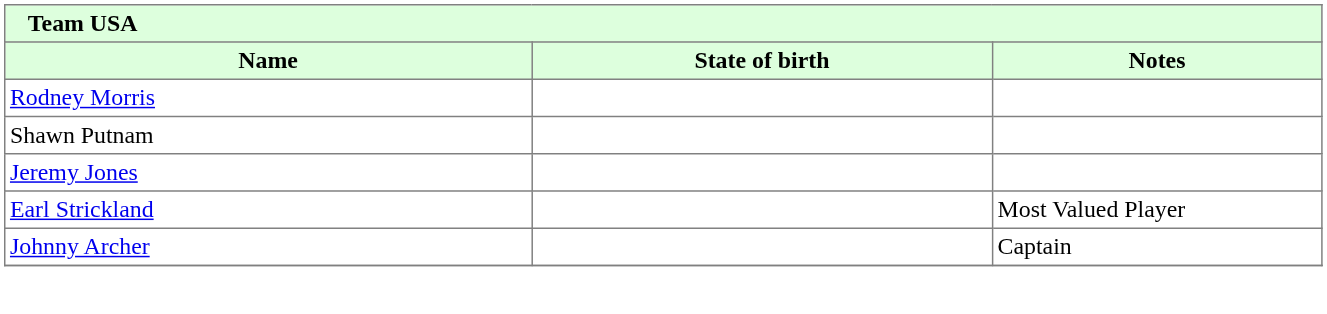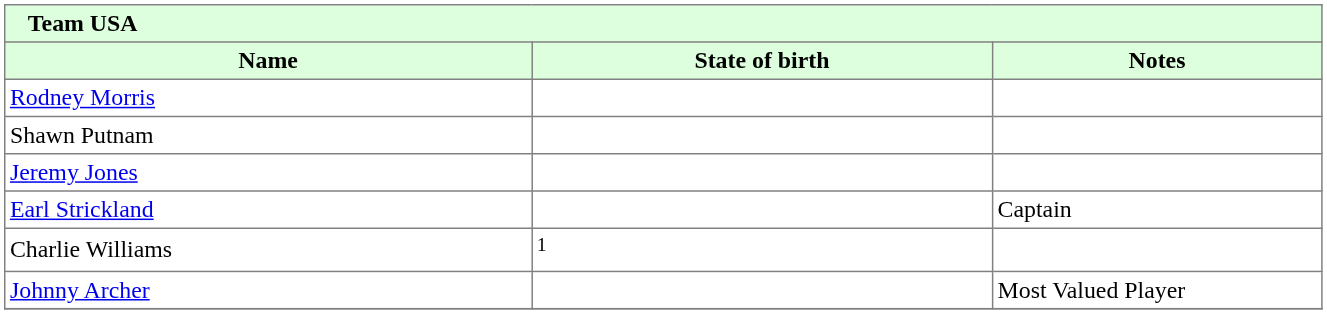(1091, 209) Most Valued Player -> (1035, 209) Captain
+ row: (91, 249)
(1035, 246) Captain -> (1091, 290) Most Valued Player
